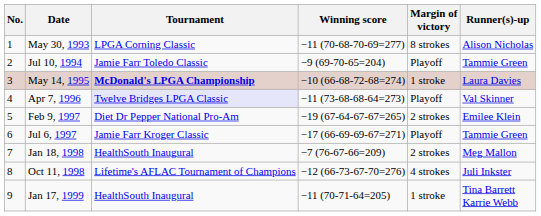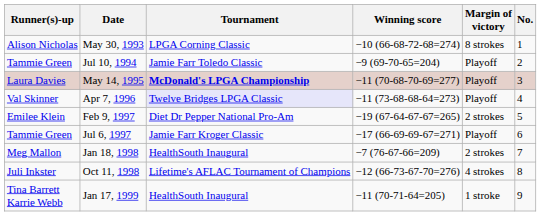columns swapped: (15, 20) <-> (498, 20)
(353, 44) −11 (70-68-70-69=277) -> (408, 44) −10 (66-68-72-68=274)
(353, 80) −10 (66-68-72-68=274) -> (407, 80) −11 (70-68-70-69=277)
(428, 80) 1 stroke -> (481, 80) Playoff
